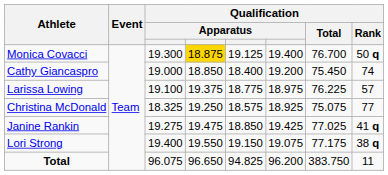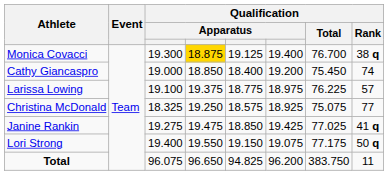(368, 54) 50 q -> (368, 54) 38 q
(368, 144) 38 q -> (368, 144) 50 q
